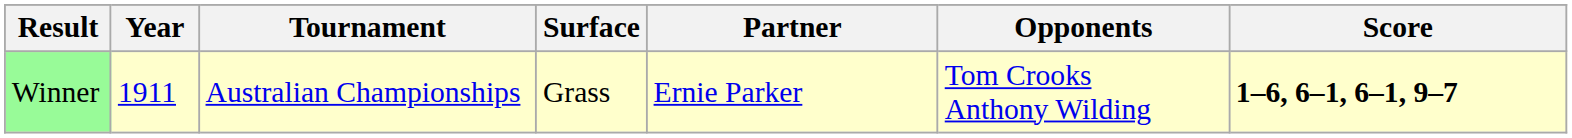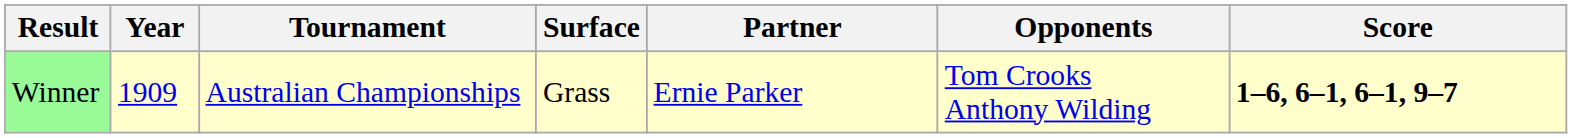(147, 91) 1911 -> (147, 91) 1909
